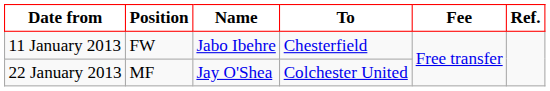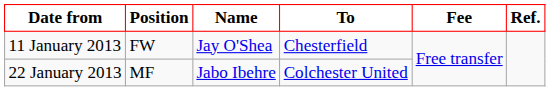(236, 45) Jabo Ibehre -> (234, 45) Jay O'Shea
(234, 72) Jay O'Shea -> (236, 72) Jabo Ibehre
